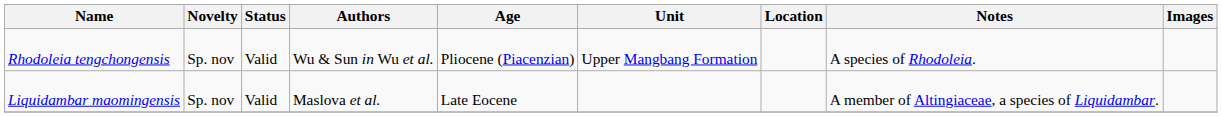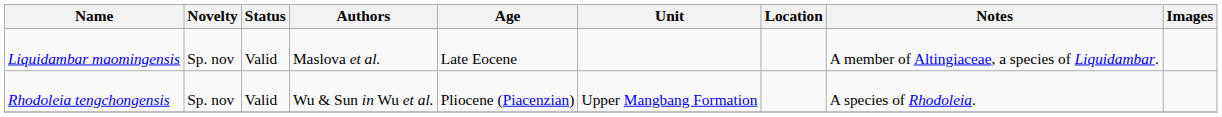rows swapped: (94, 99) <-> (89, 58)
